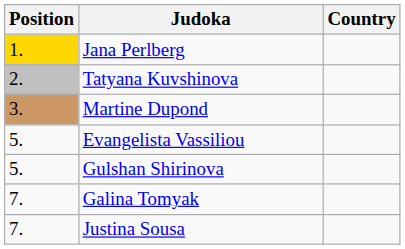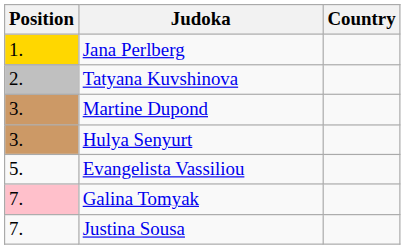+ row: (137, 139)
- row: (153, 169)
(16, 199) no background -> (16, 199) pink background
